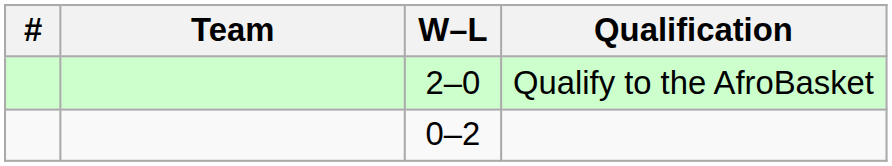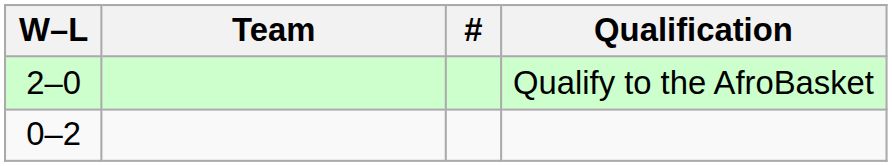columns swapped: (33, 30) <-> (453, 30)
